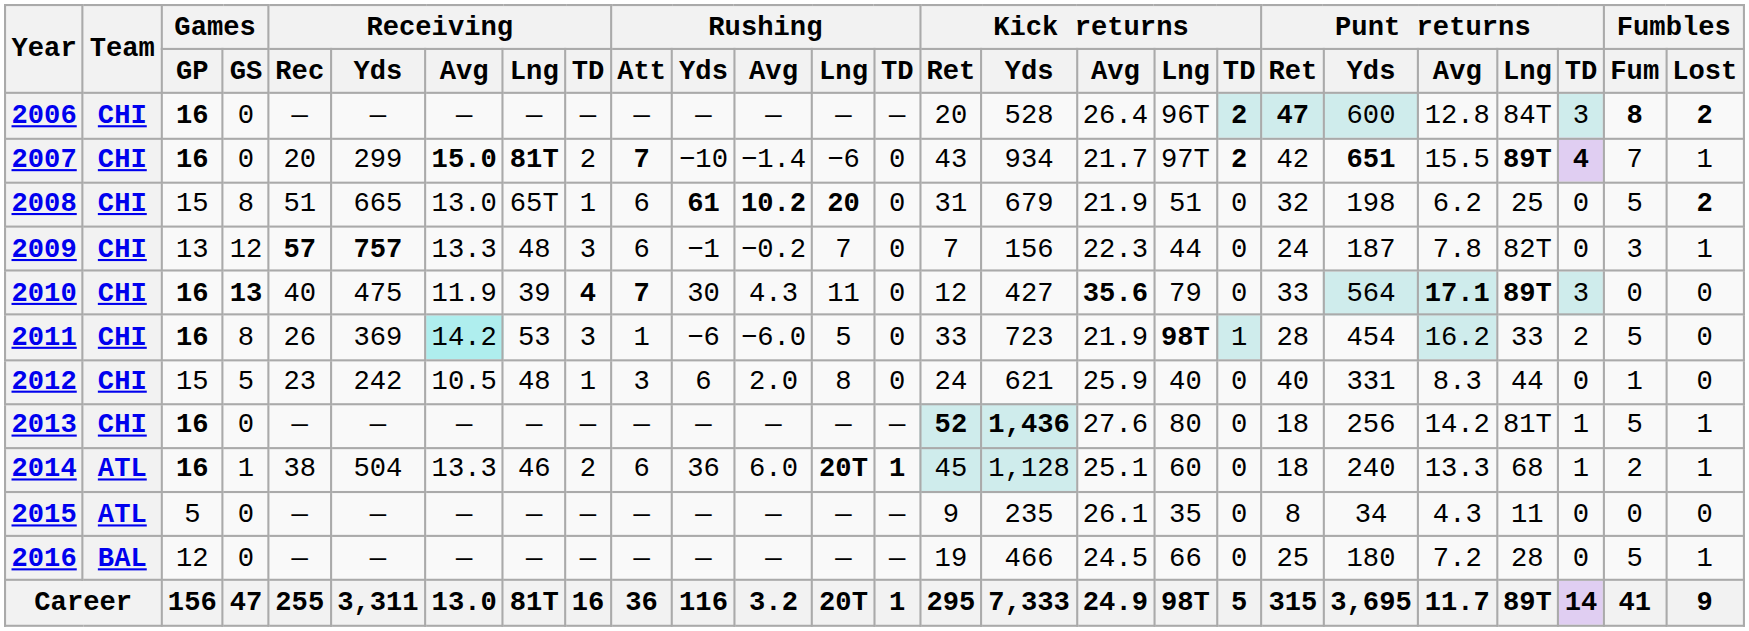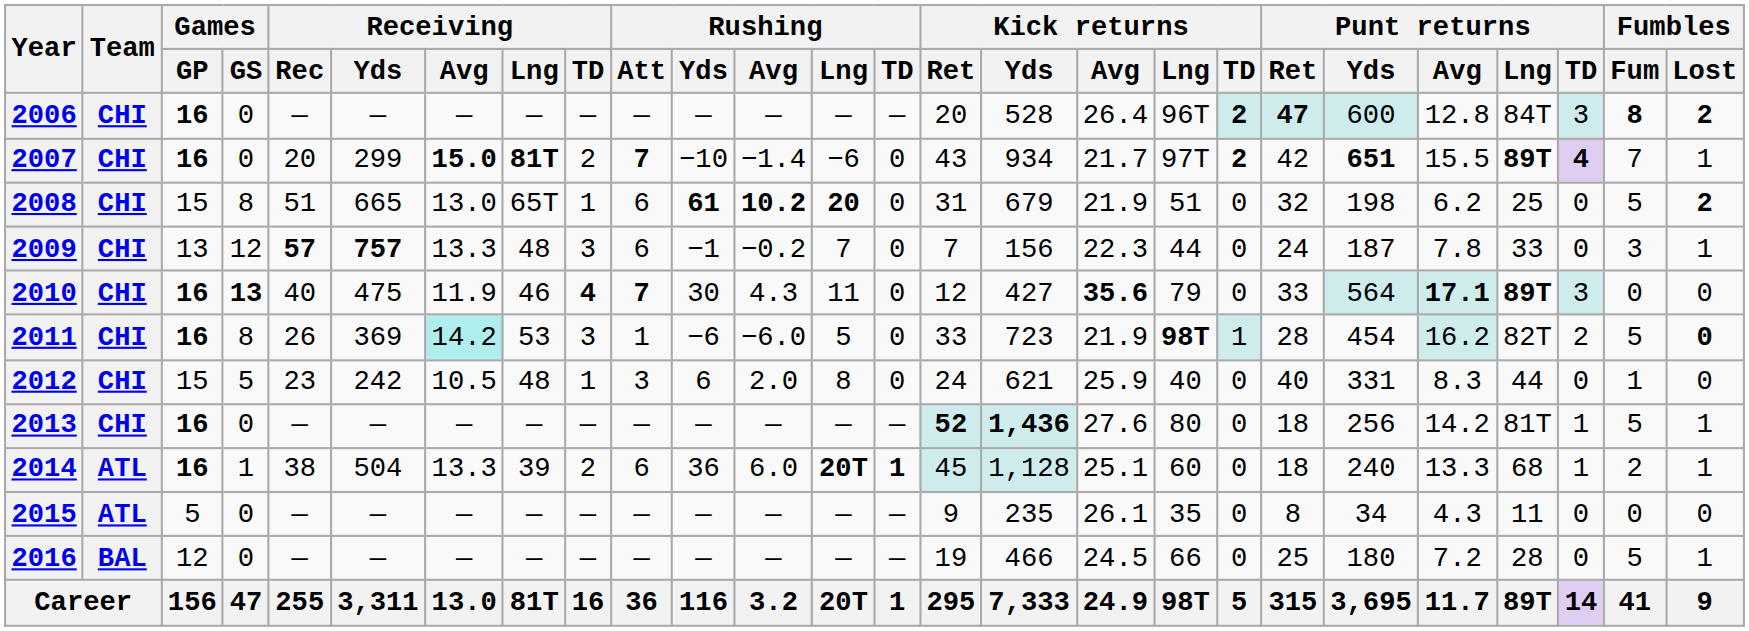(1527, 249) 82T -> (1527, 249) 33
(534, 293) 39 -> (534, 293) 46
(1527, 337) 33 -> (1527, 337) 82T
(1705, 337) normal -> (1705, 337) bold
(534, 470) 46 -> (534, 470) 39
